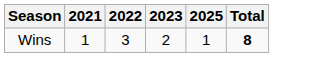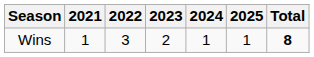+ column: (206, 16)
